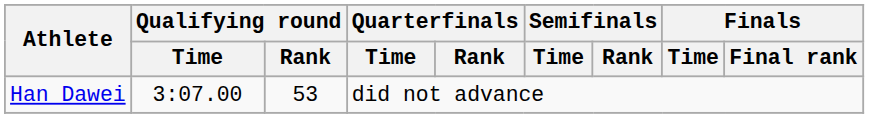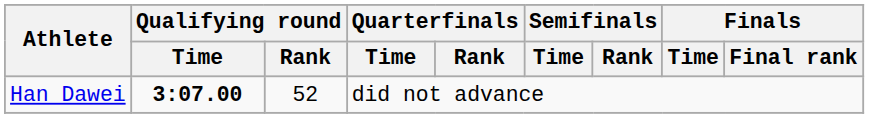(198, 95) normal -> (198, 95) bold
(305, 95) 53 -> (305, 95) 52
